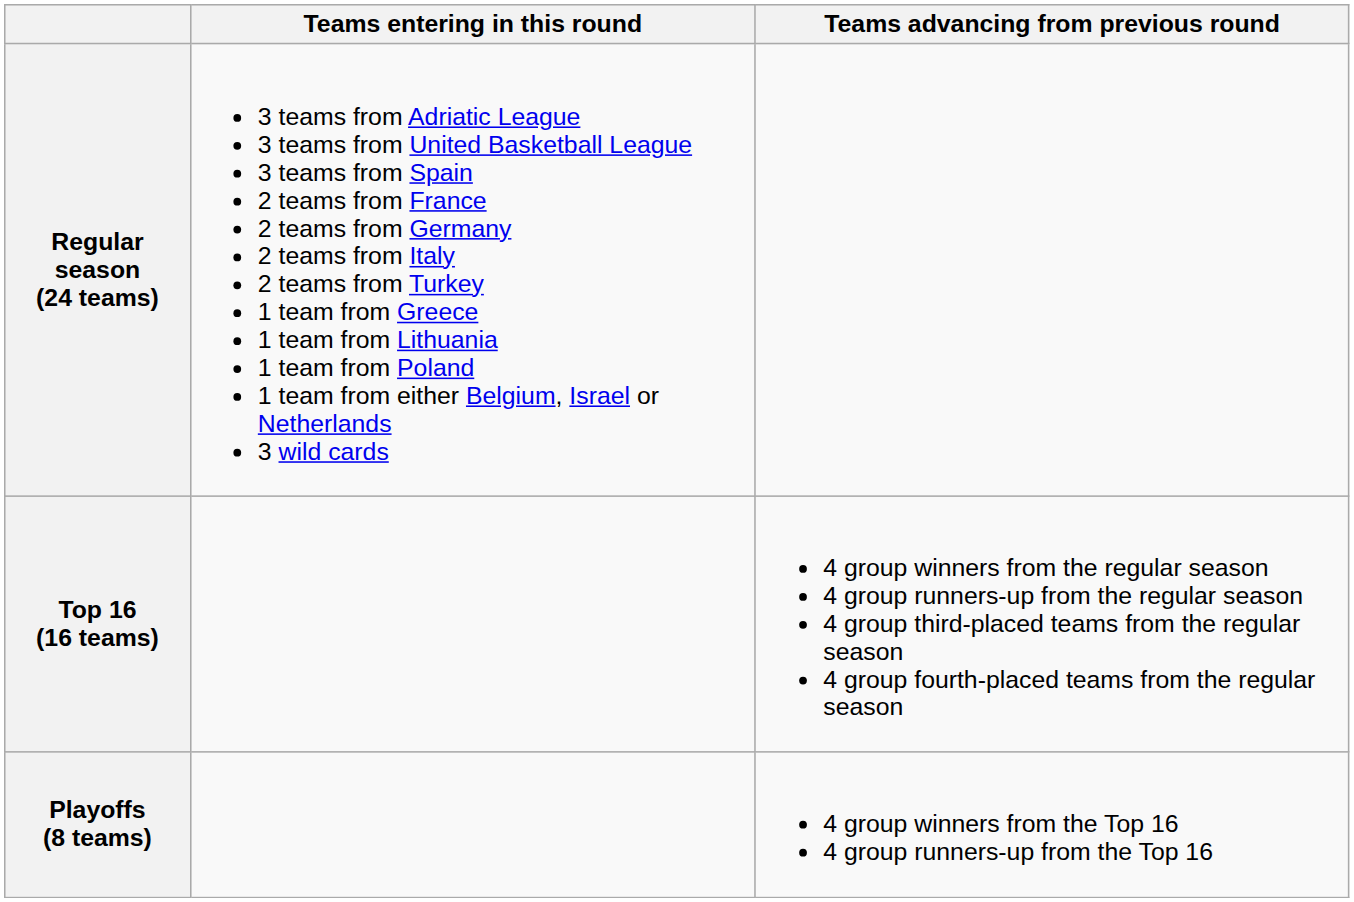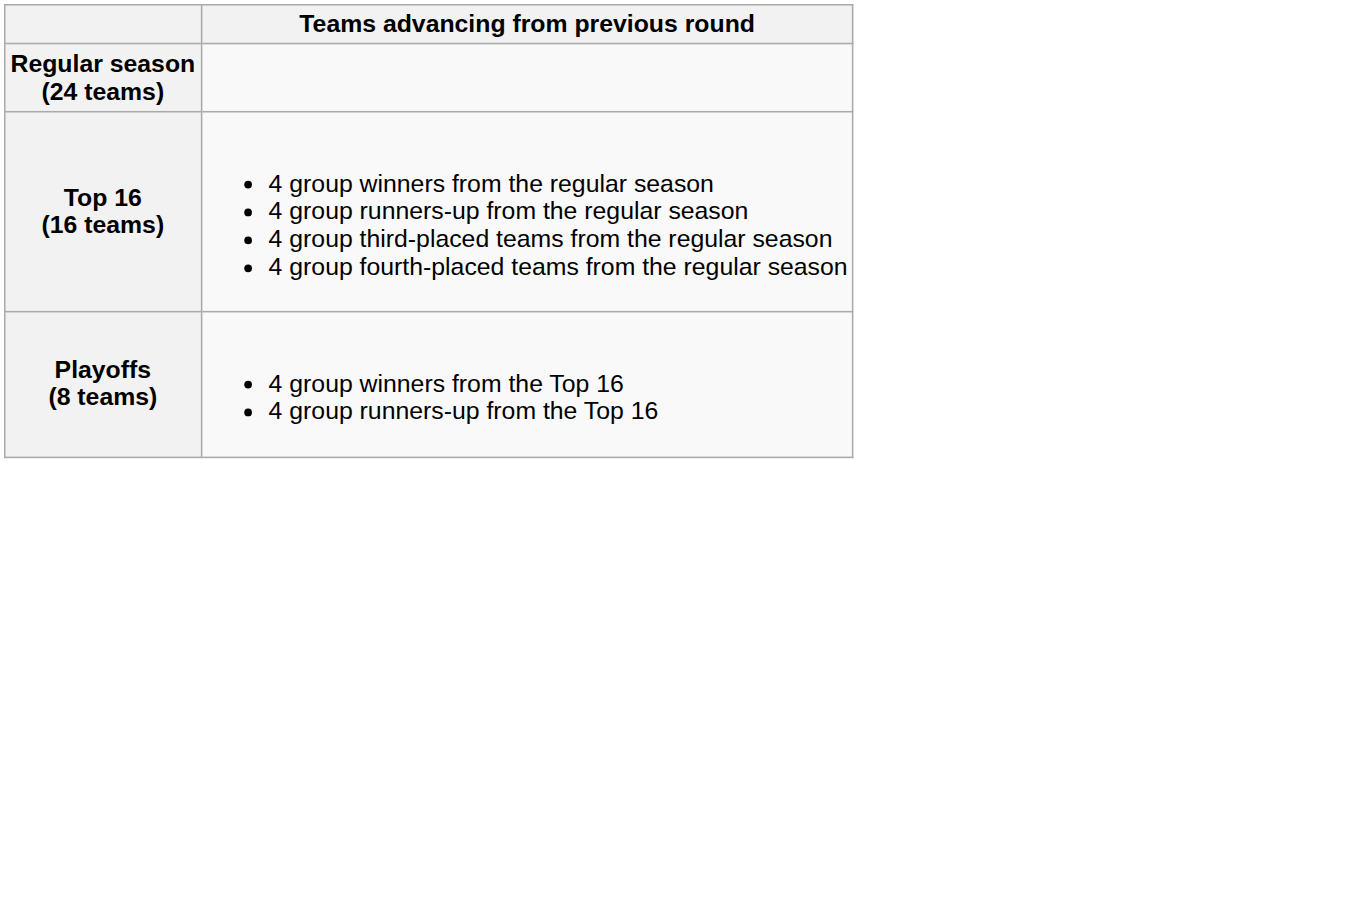- column: (473, 24)
